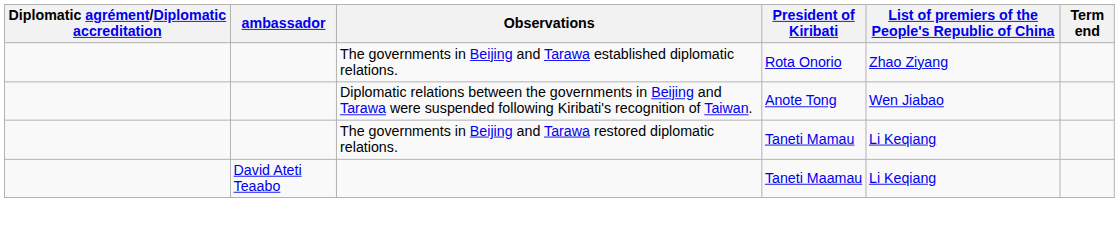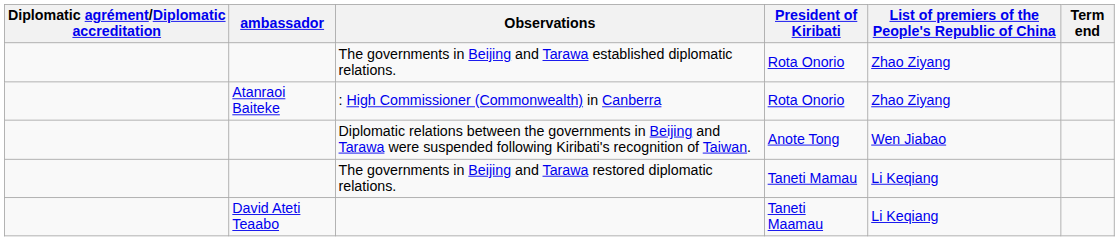+ row: (500, 101)
